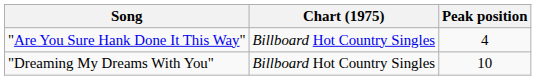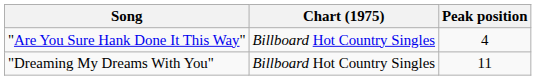(485, 63) 10 -> (485, 63) 11
